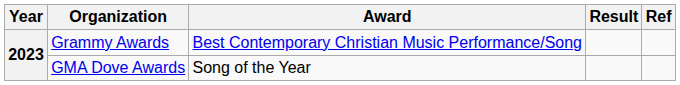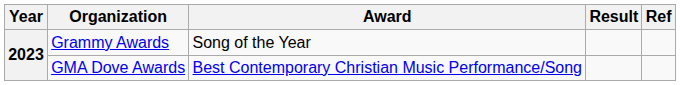(387, 42) Best Contemporary Christian Music Performance/Song -> (252, 42) Song of the Year
(252, 67) Song of the Year -> (387, 67) Best Contemporary Christian Music Performance/Song
